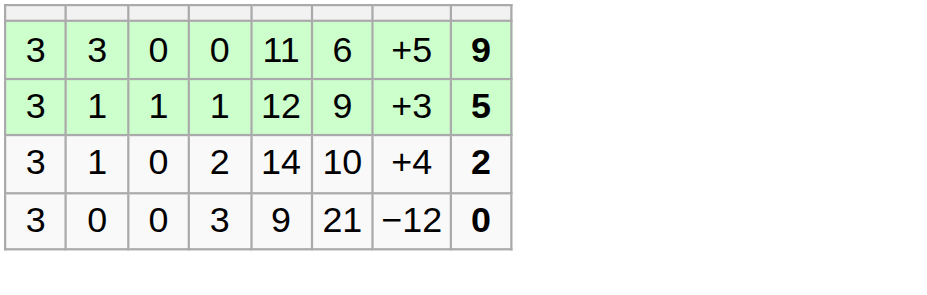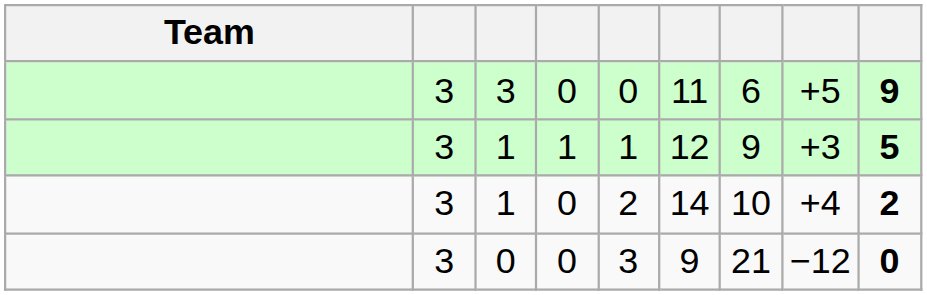+ column: (209, 32)
